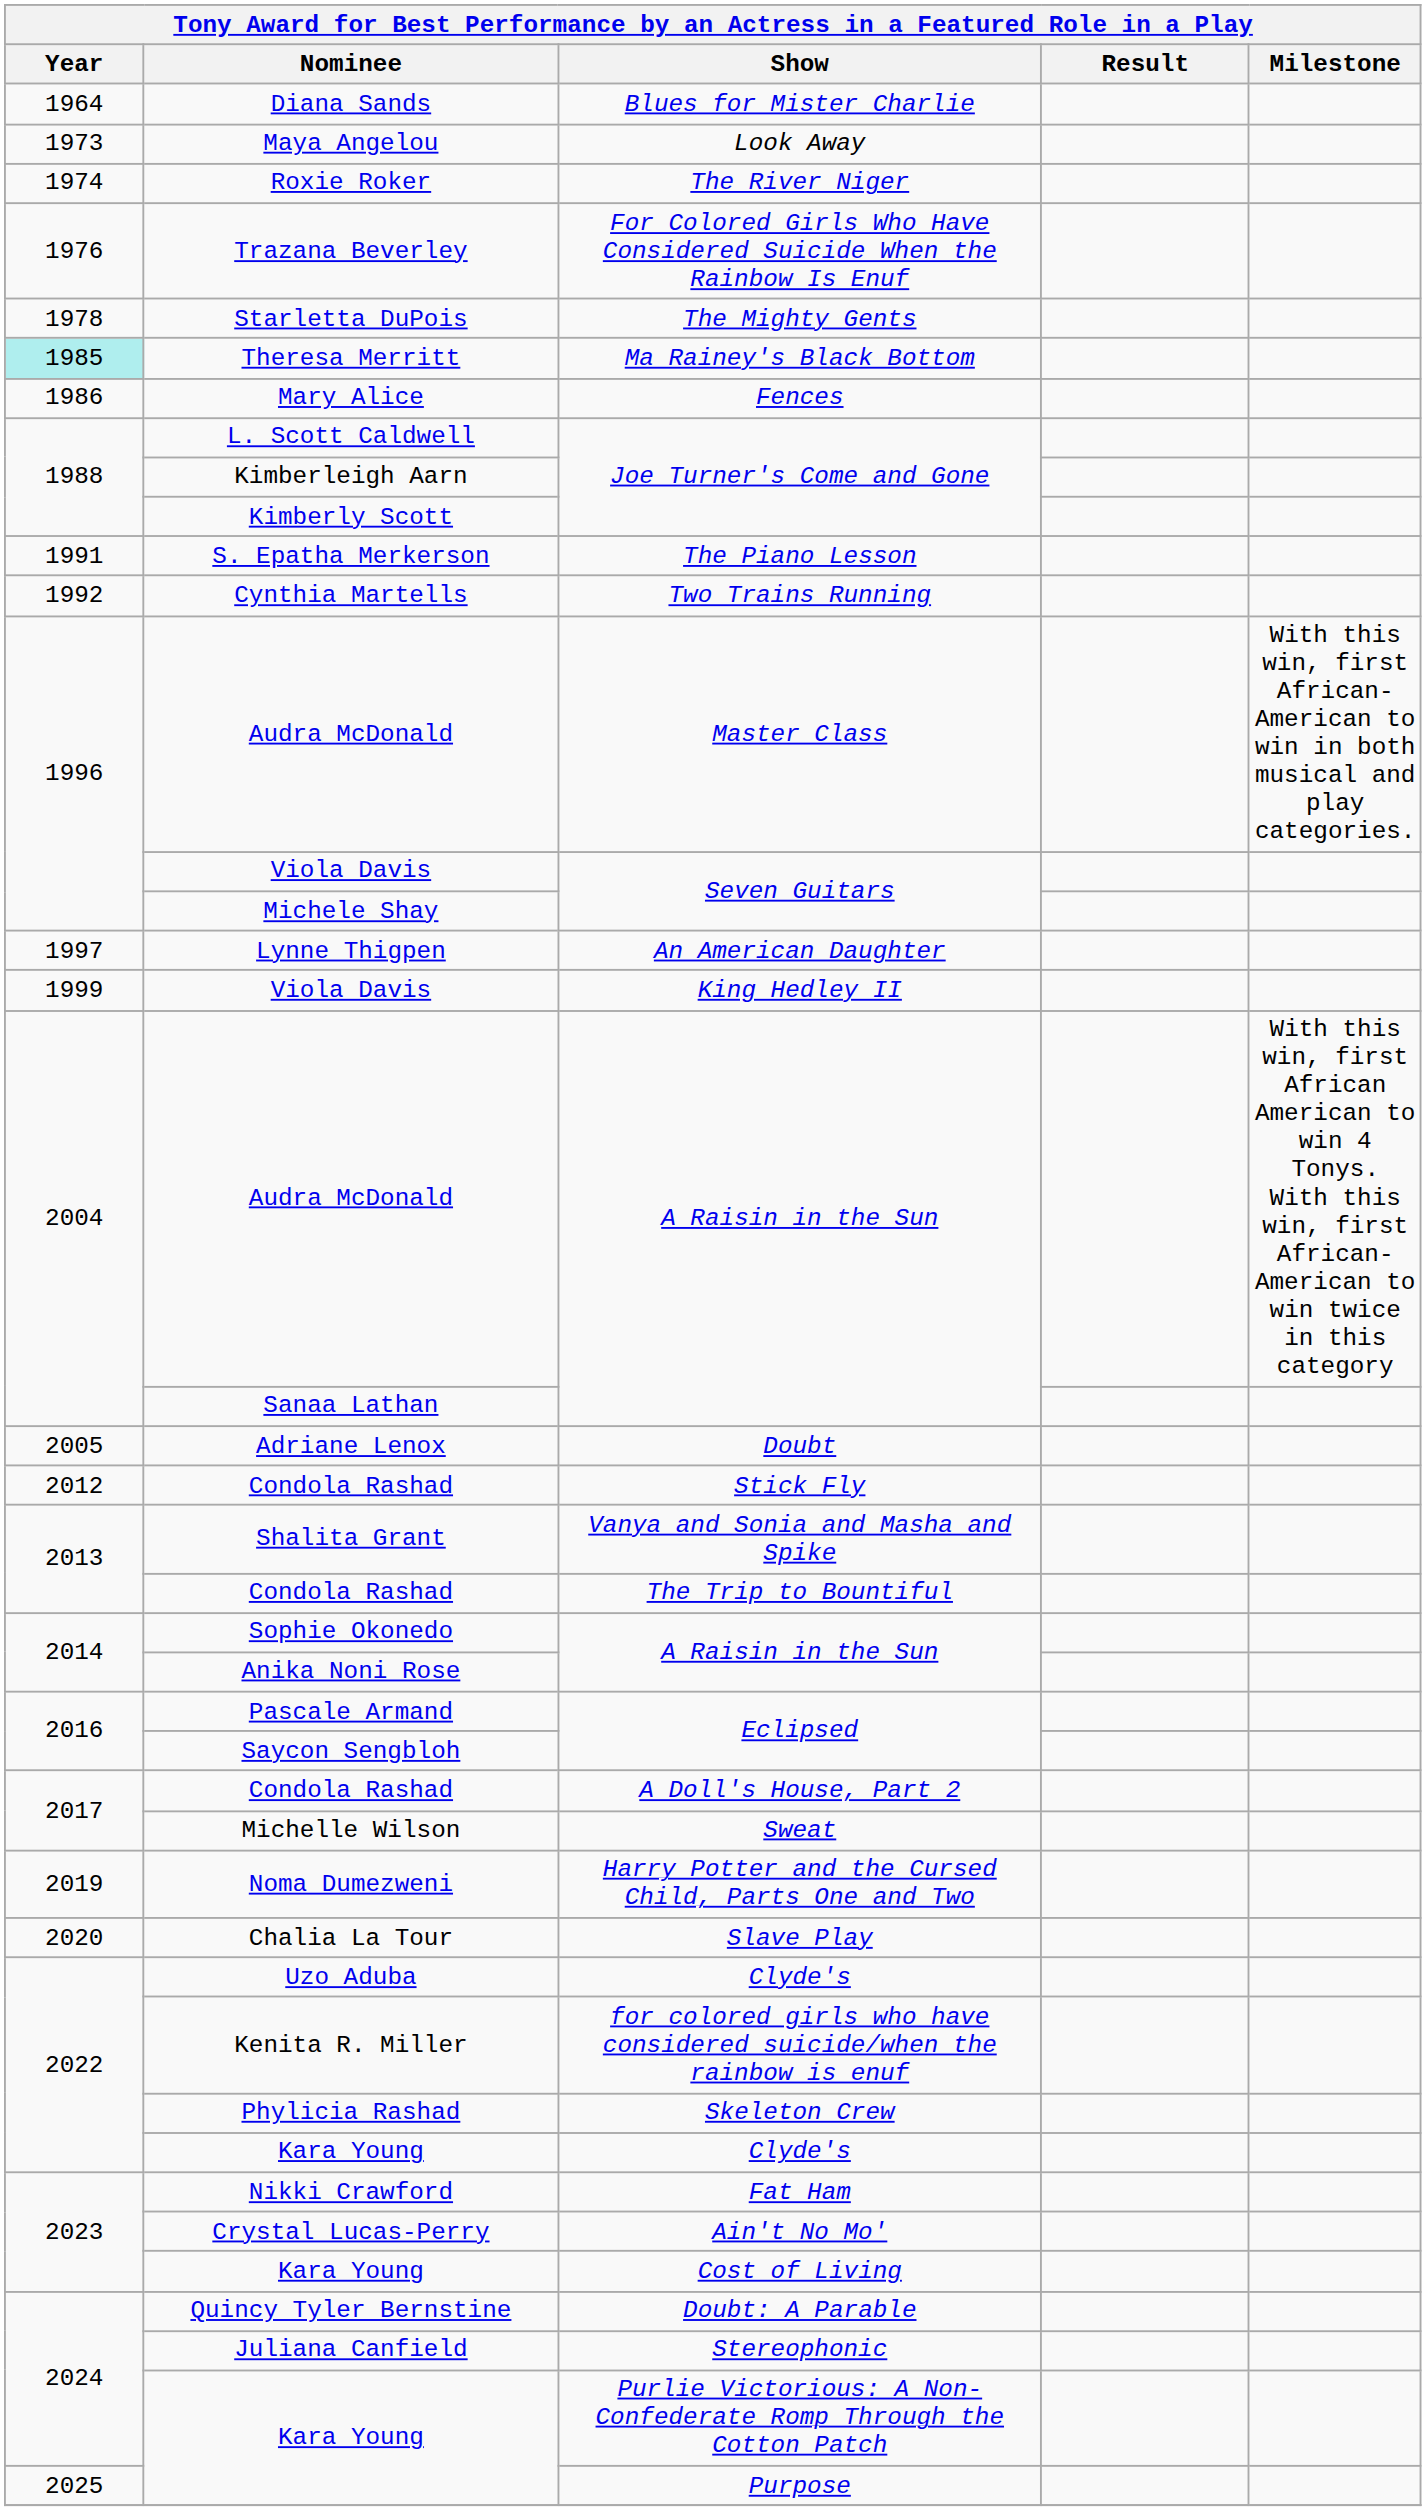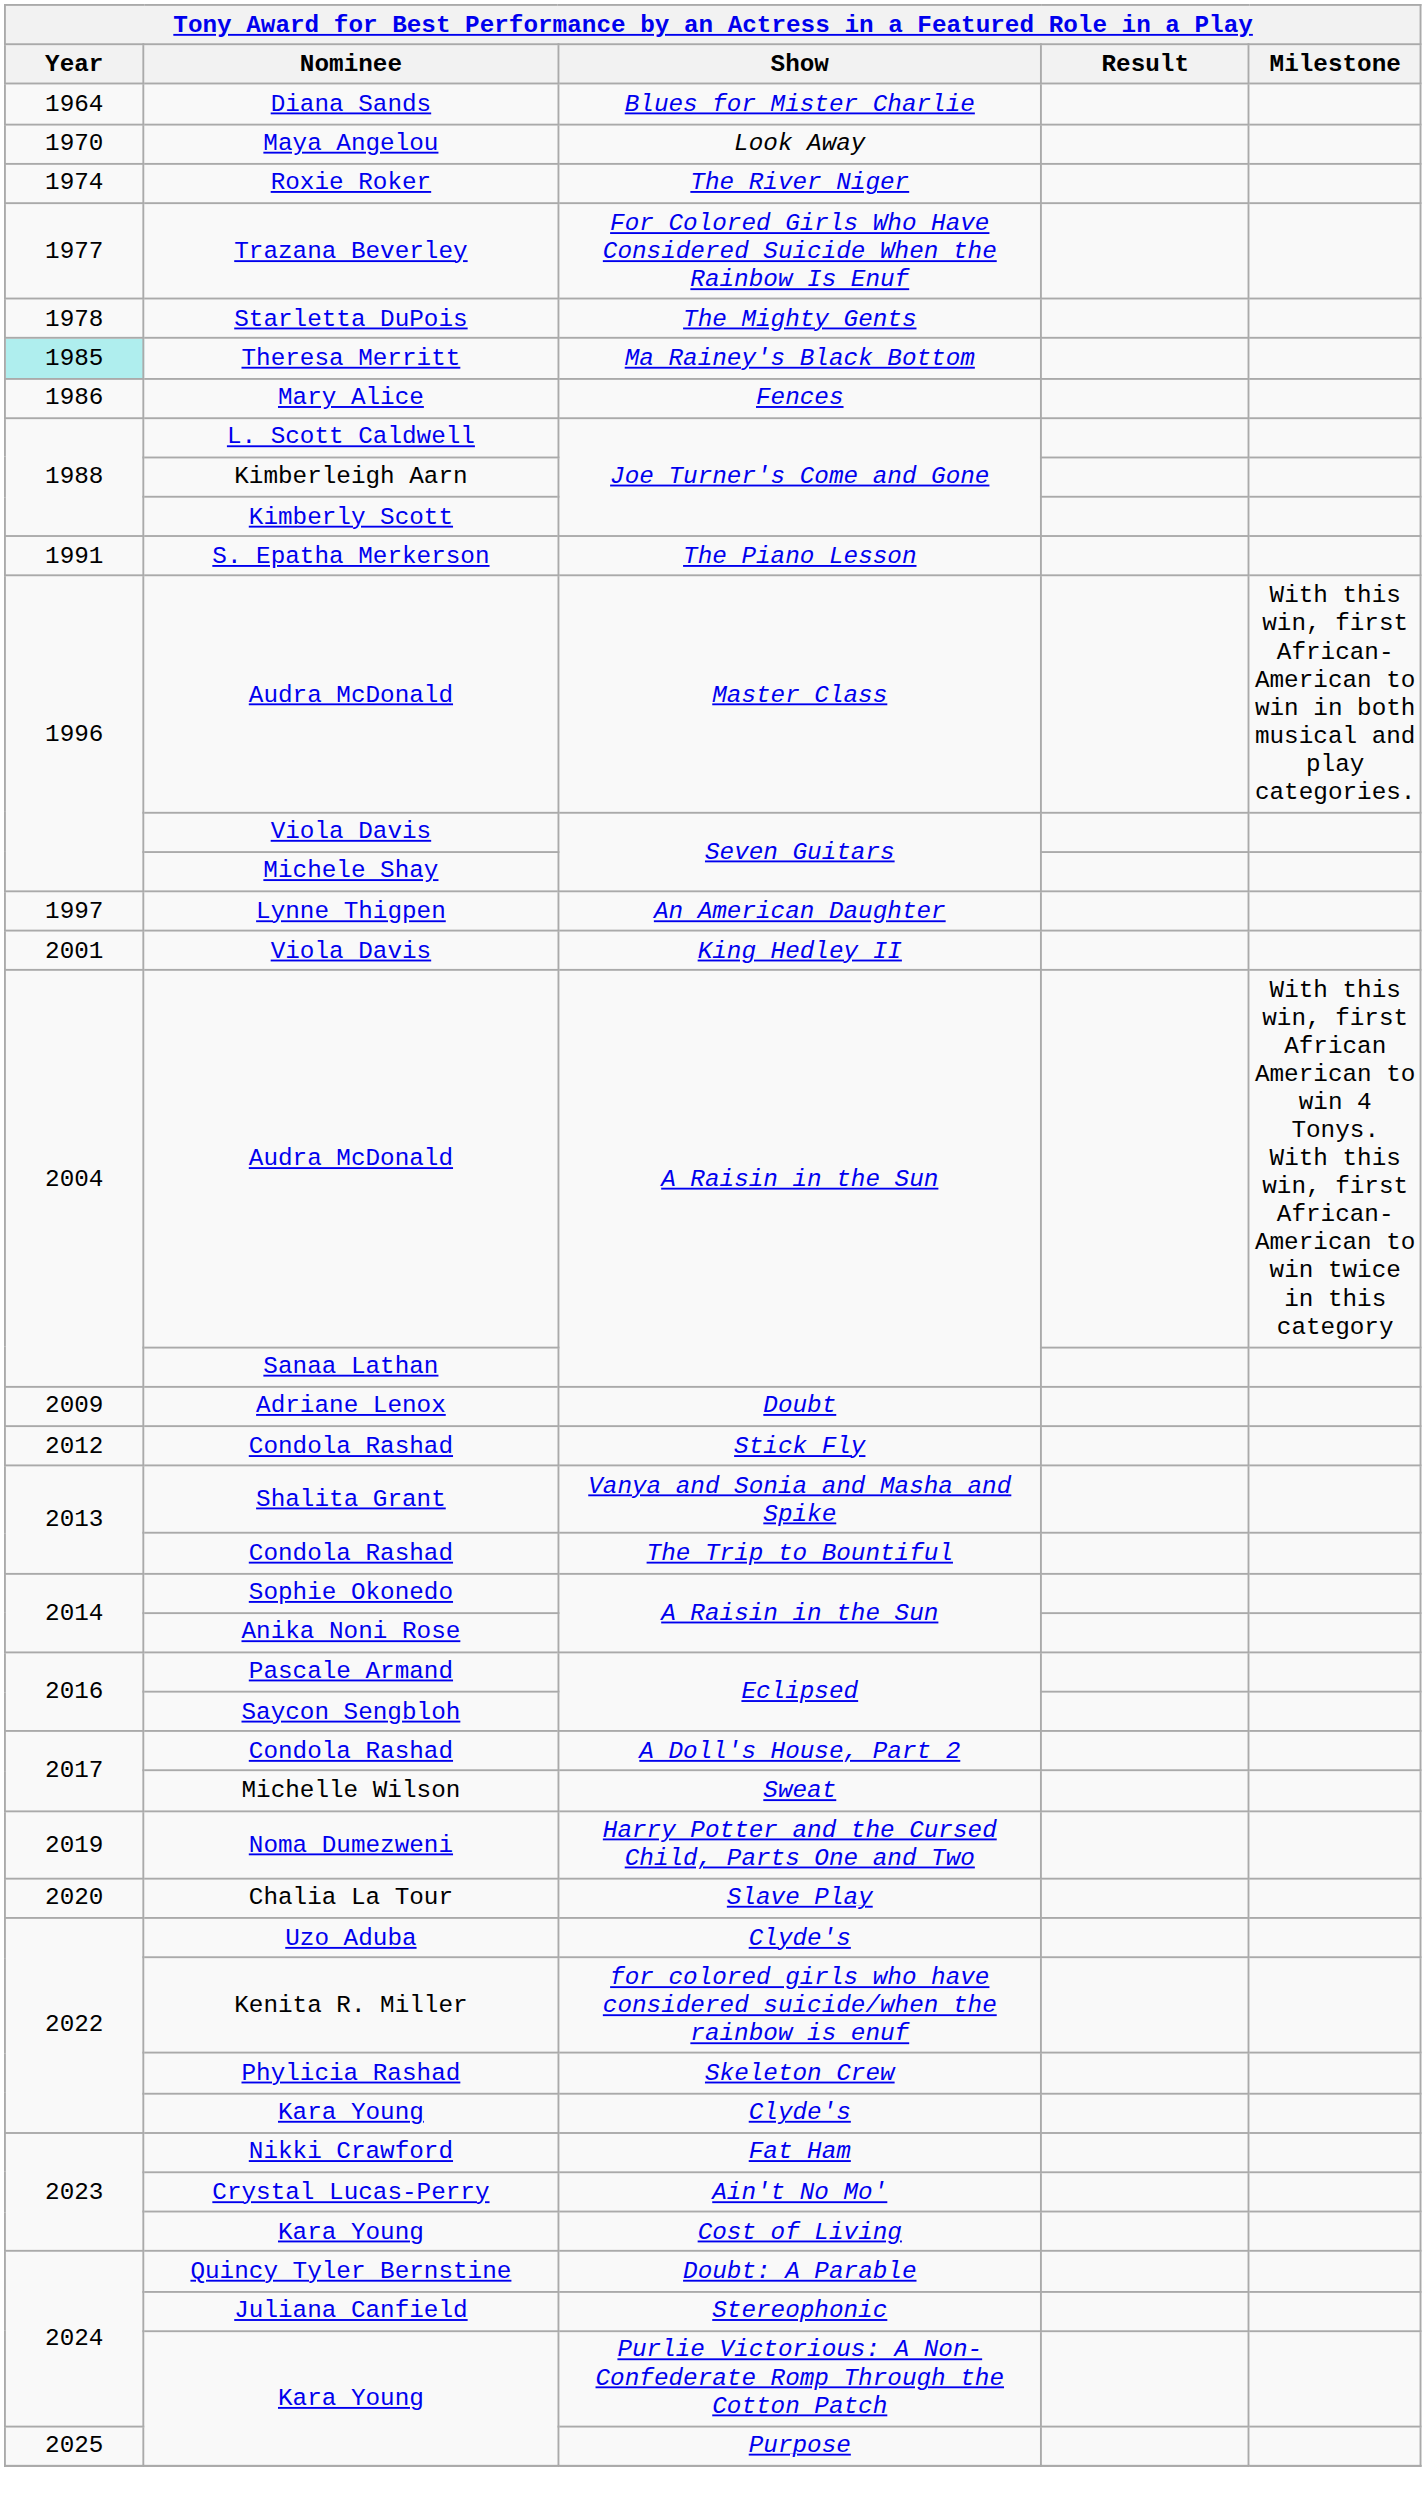(74, 144) 1973 -> (74, 144) 1970
(74, 251) 1976 -> (74, 251) 1977
- row: (351, 596)
(74, 990) 1999 -> (74, 951) 2001
(74, 1446) 2005 -> (74, 1406) 2009
